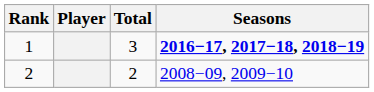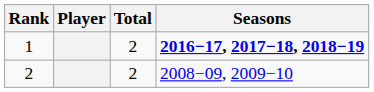(133, 45) 3 -> (133, 45) 2
